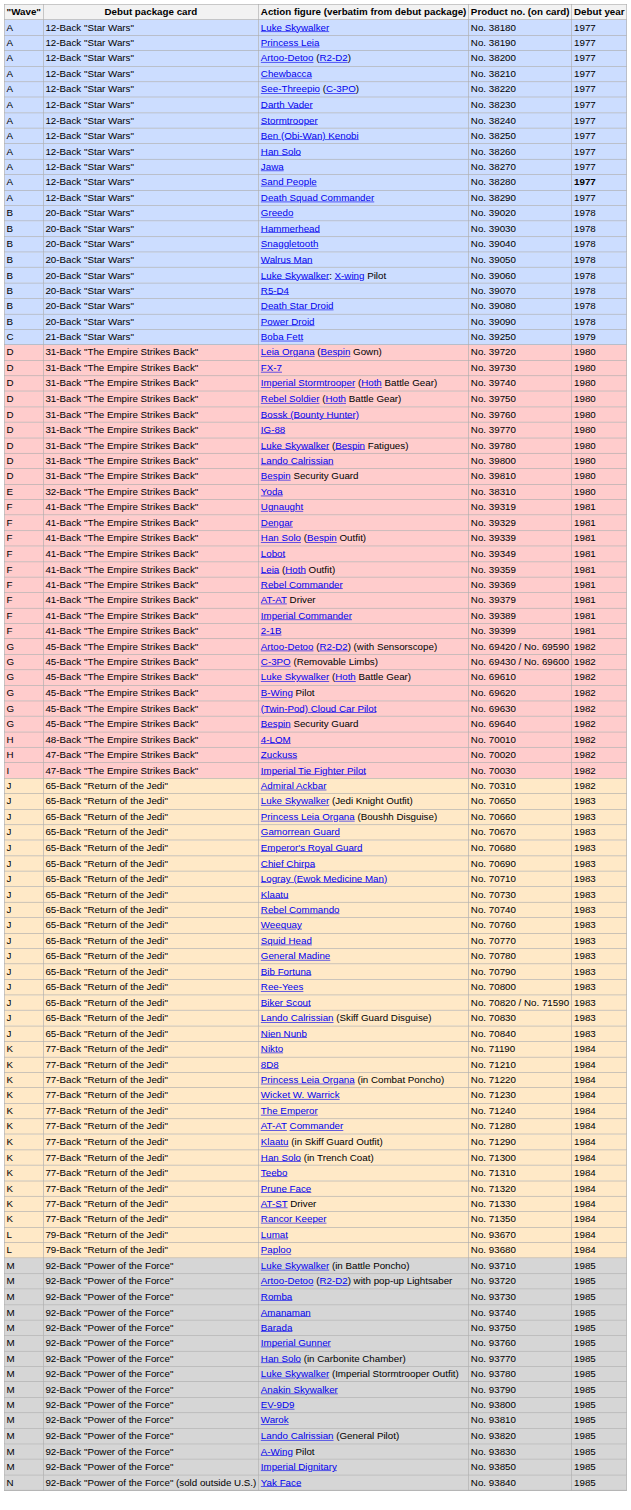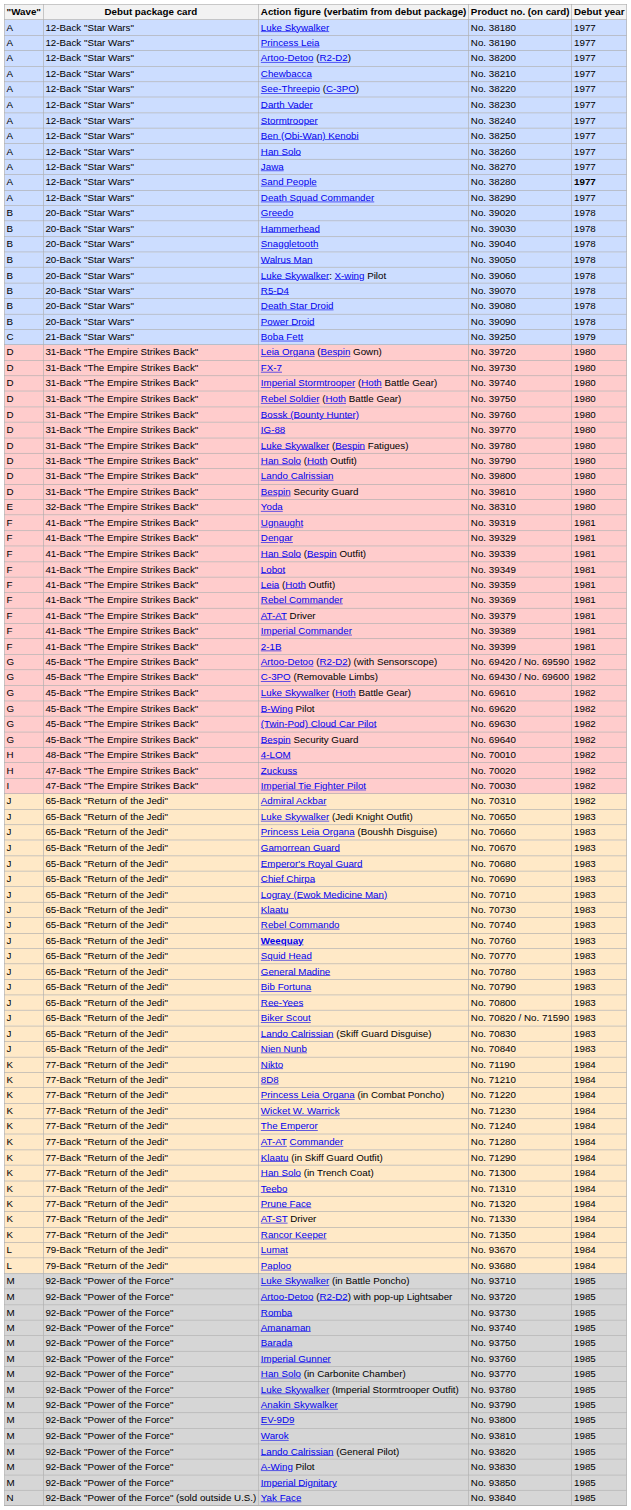+ row: (493, 461)
(281, 925) normal -> (282, 940) bold
